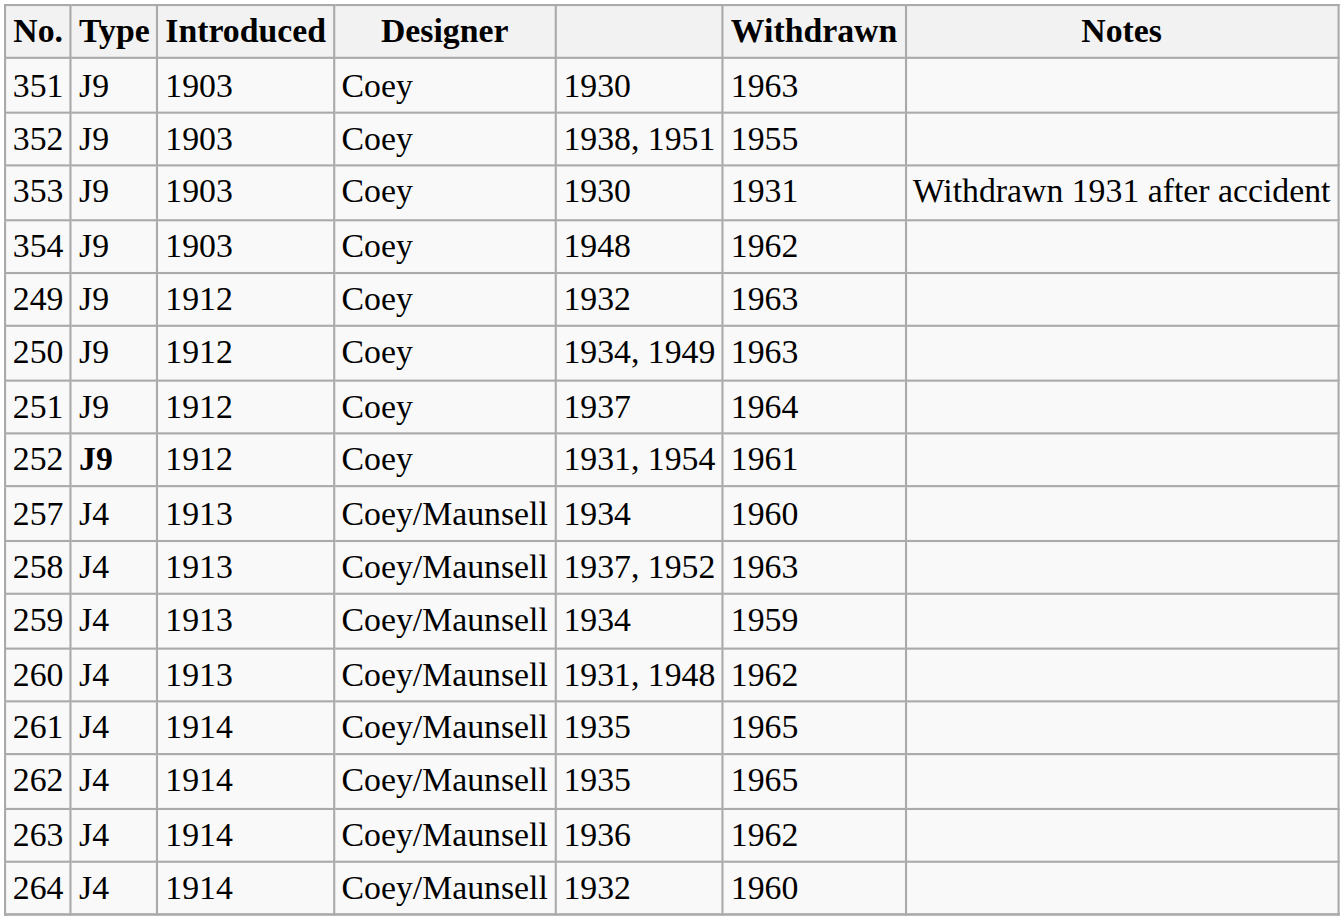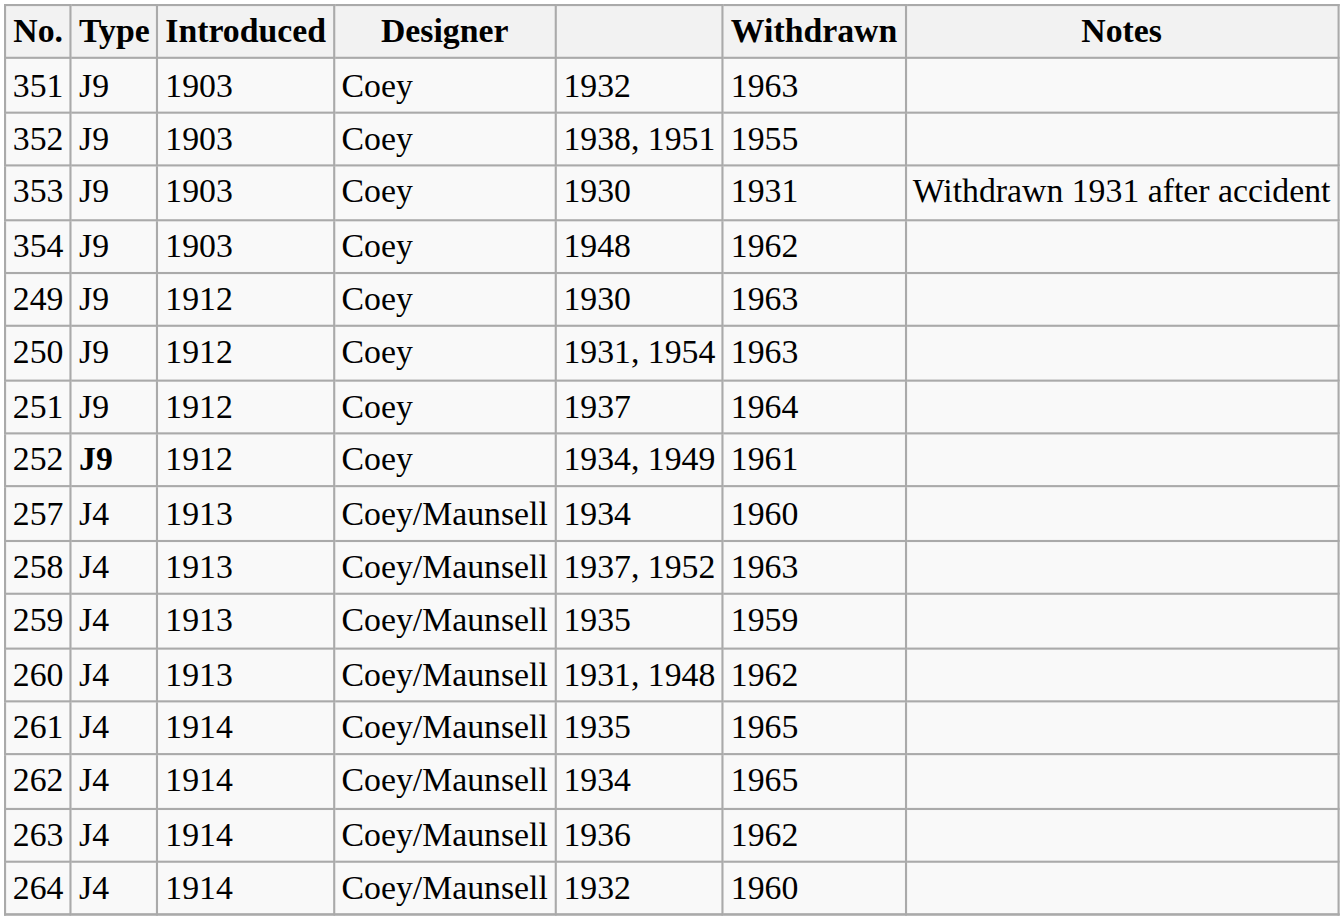(597, 84) 1930 -> (597, 84) 1932
(597, 298) 1932 -> (597, 298) 1930
(639, 352) 1934, 1949 -> (639, 352) 1931, 1954
(639, 459) 1931, 1954 -> (639, 459) 1934, 1949
(597, 620) 1934 -> (597, 620) 1935
(597, 780) 1935 -> (597, 780) 1934
